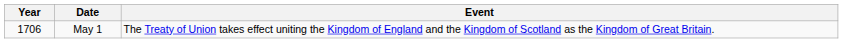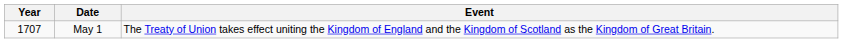(29, 29) 1706 -> (29, 29) 1707
